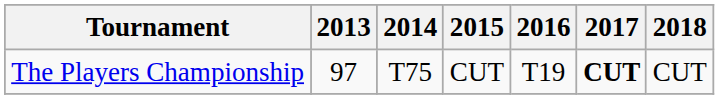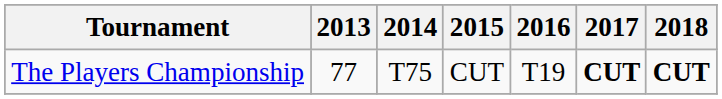(344, 71) 97 -> (344, 71) 77
(680, 71) normal -> (681, 71) bold
